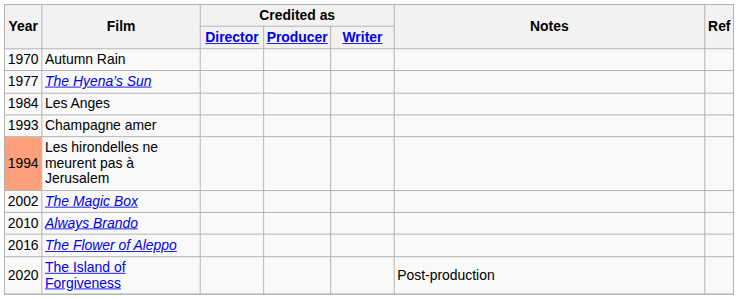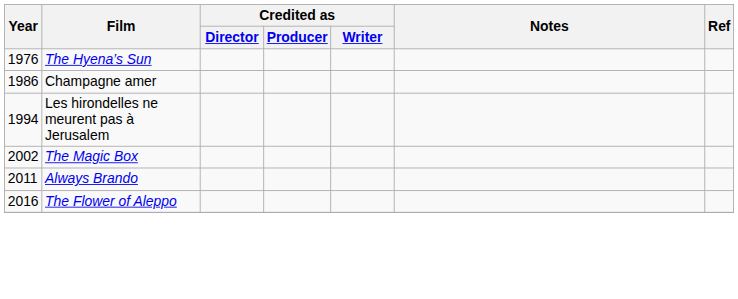- row: (85, 59)
(23, 81) 1977 -> (23, 59) 1976
- row: (78, 103)
(23, 125) 1993 -> (23, 81) 1986
(23, 163) lightsalmon background -> (23, 119) no background
(23, 223) 2010 -> (23, 179) 2011
- row: (85, 275)
